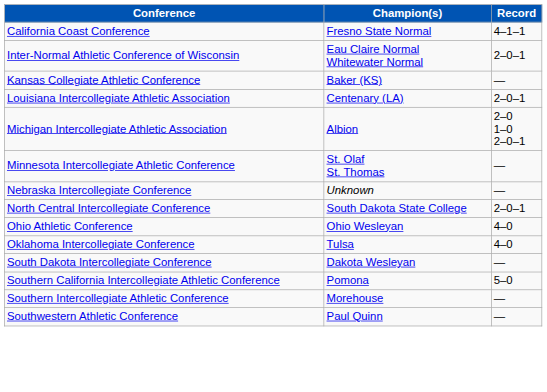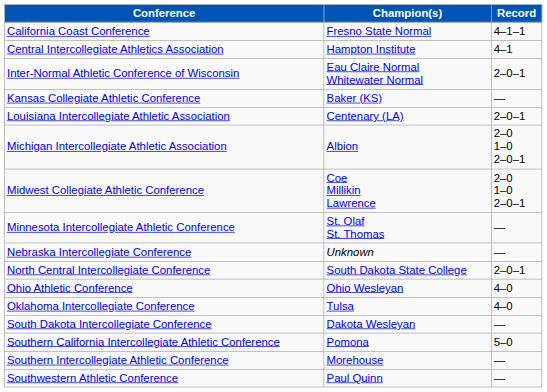+ row: (115, 49)
+ row: (105, 190)
